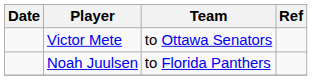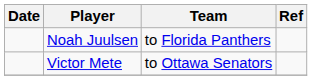rows swapped: (93, 63) <-> (85, 39)
